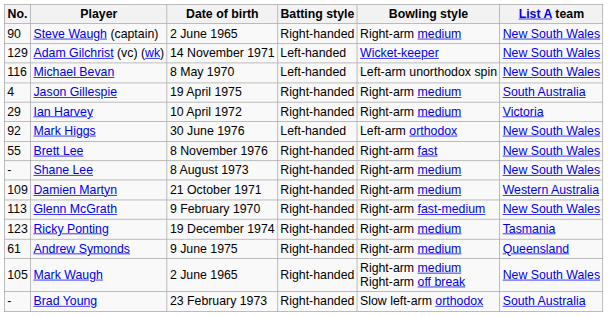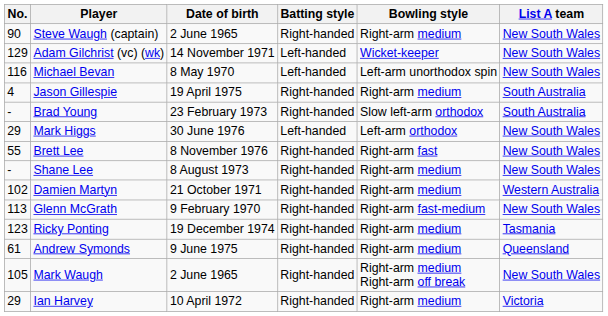rows swapped: (63, 111) <-> (65, 301)
(14, 131) 92 -> (14, 131) 29
(18, 190) 109 -> (18, 190) 102
